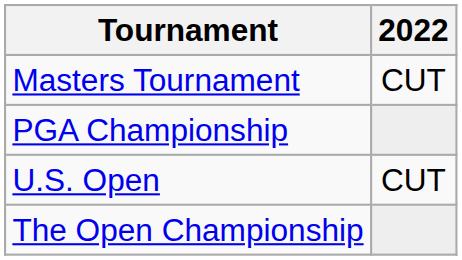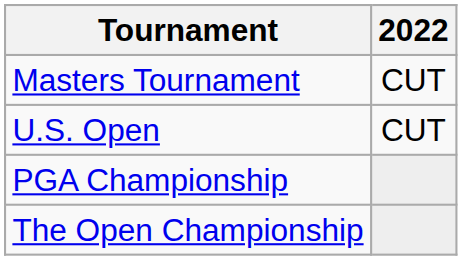rows swapped: (150, 130) <-> (86, 180)
